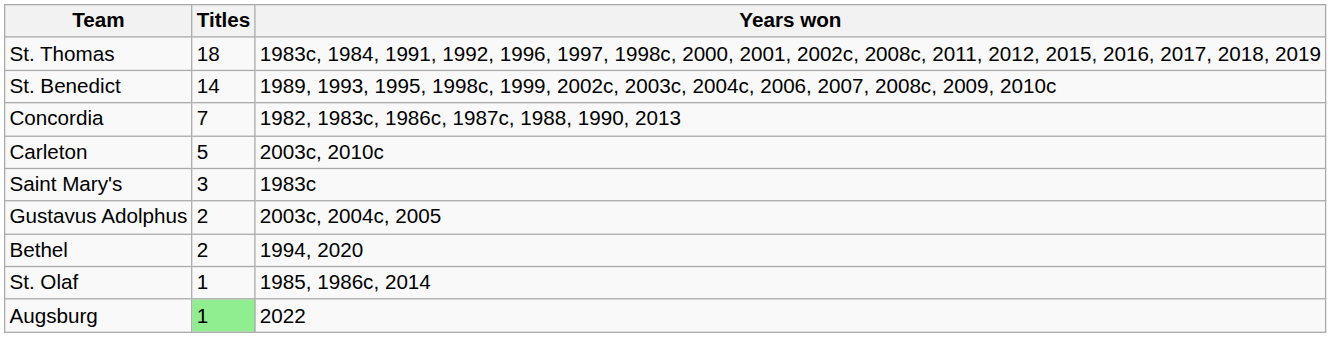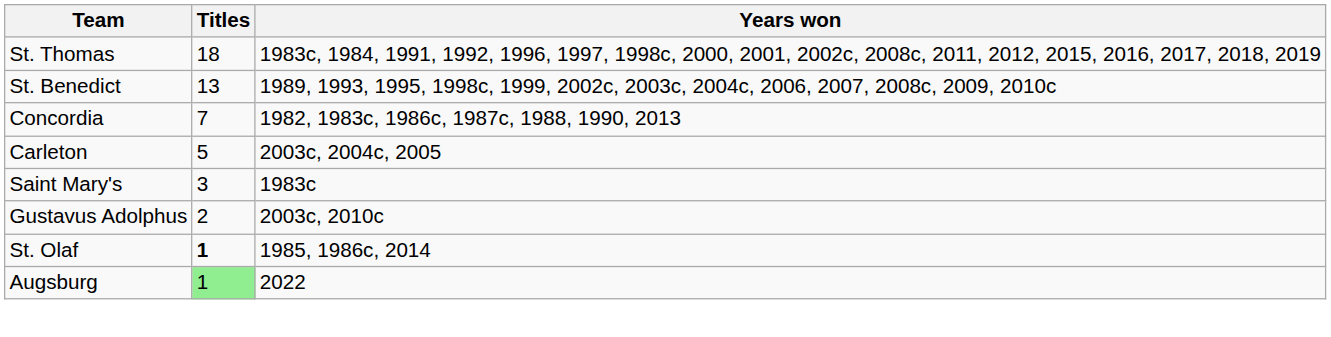(208, 86) 14 -> (208, 86) 13
(322, 151) 2003c, 2010c -> (350, 151) 2003c, 2004c, 2005
(350, 217) 2003c, 2004c, 2005 -> (322, 217) 2003c, 2010c
- row: (39, 250)
(203, 282) normal -> (203, 250) bold
